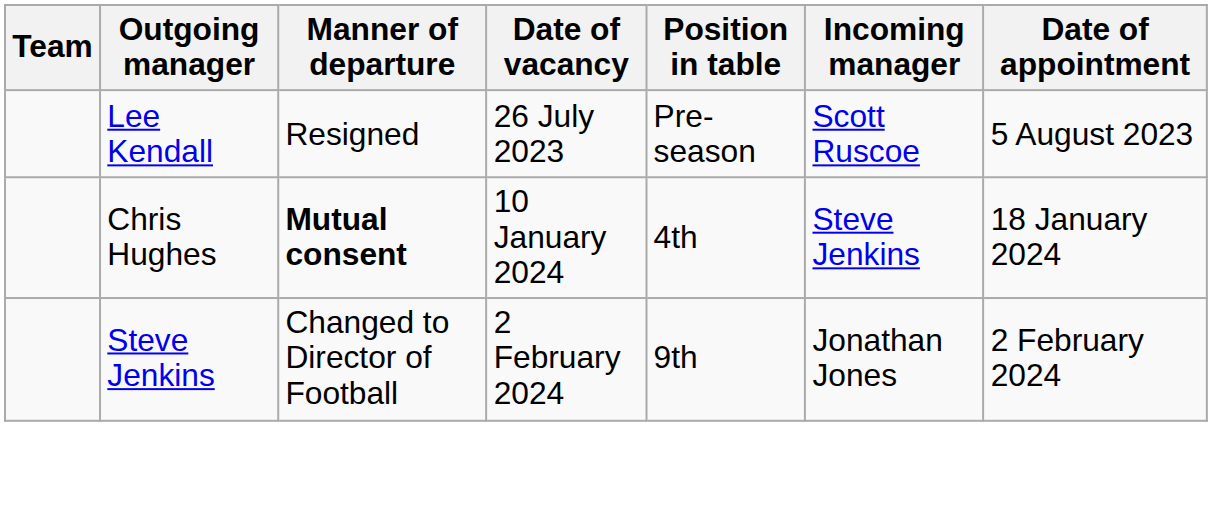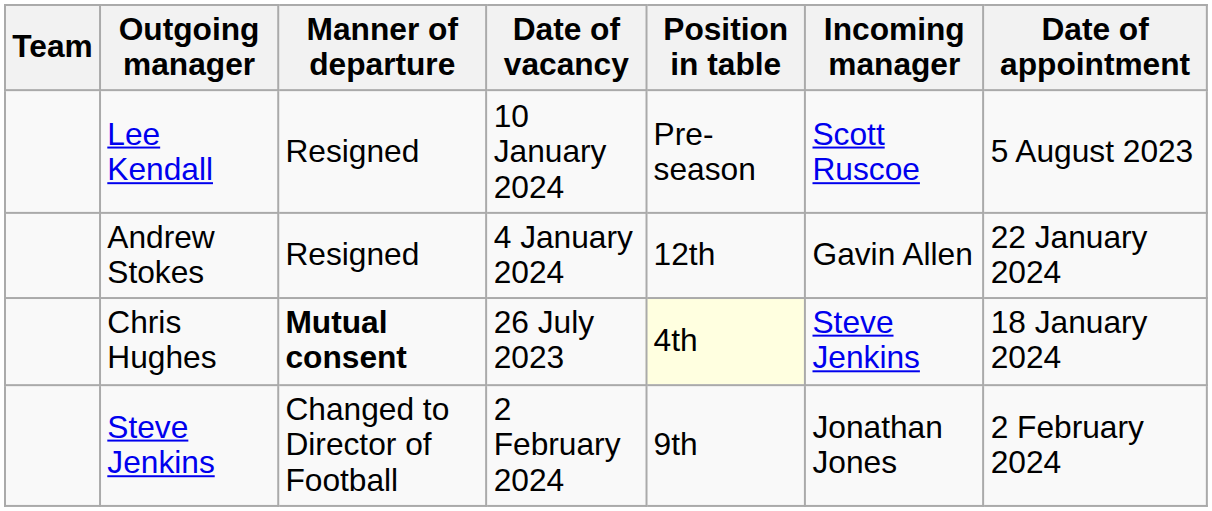(544, 133) 26 July 2023 -> (550, 151) 10 January 2024
+ row: (161, 254)
(550, 237) 10 January 2024 -> (544, 340) 26 July 2023
(676, 237) no background -> (676, 340) lightyellow background
